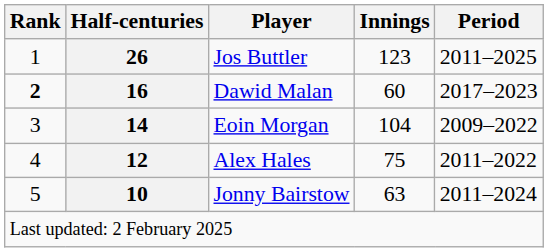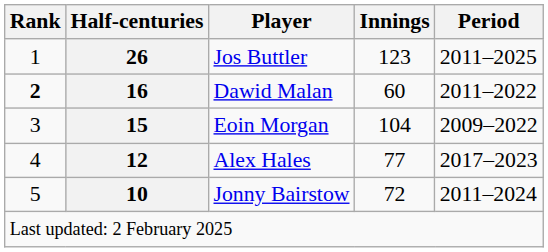(489, 90) 2017–2023 -> (488, 90) 2011–2022
(137, 125) 14 -> (137, 125) 15
(395, 159) 75 -> (395, 159) 77
(488, 159) 2011–2022 -> (489, 159) 2017–2023
(395, 194) 63 -> (395, 194) 72
